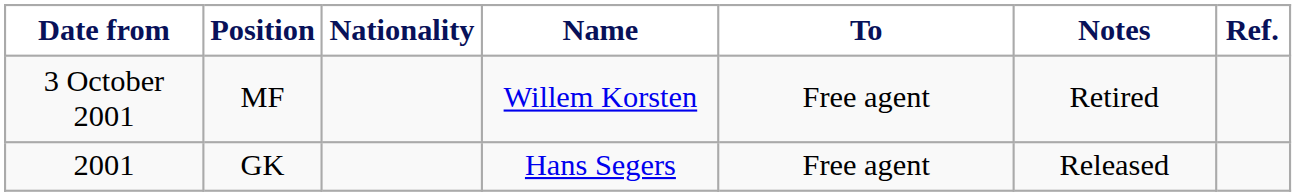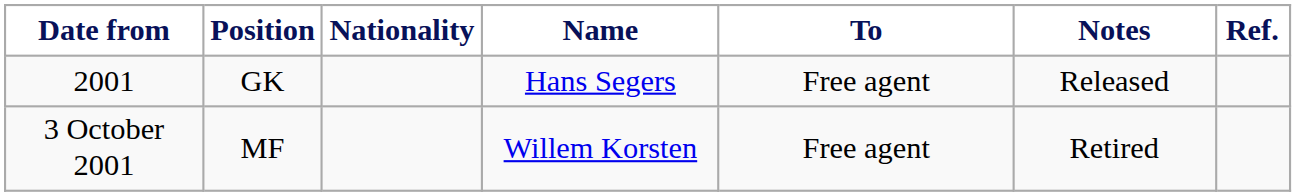rows swapped: (104, 97) <-> (104, 166)
